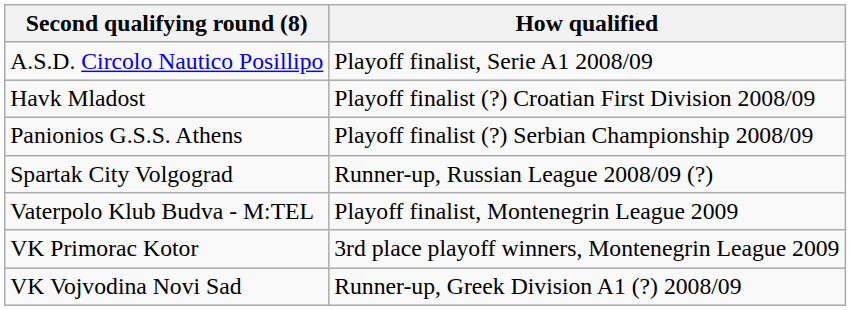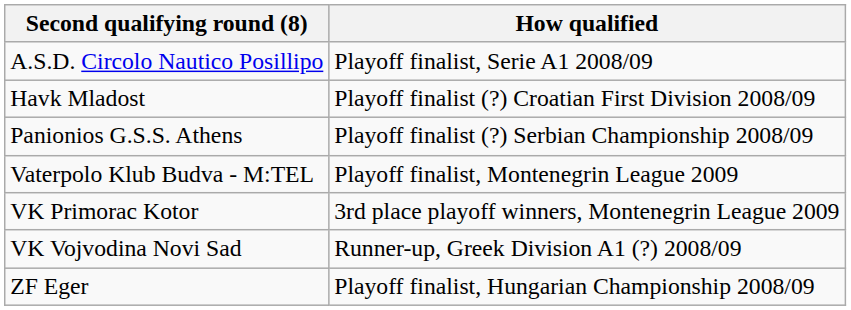- row: (122, 173)
+ row: (49, 286)
